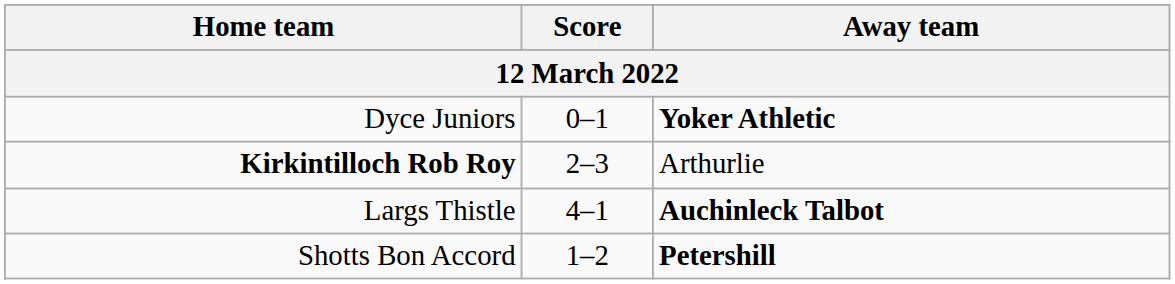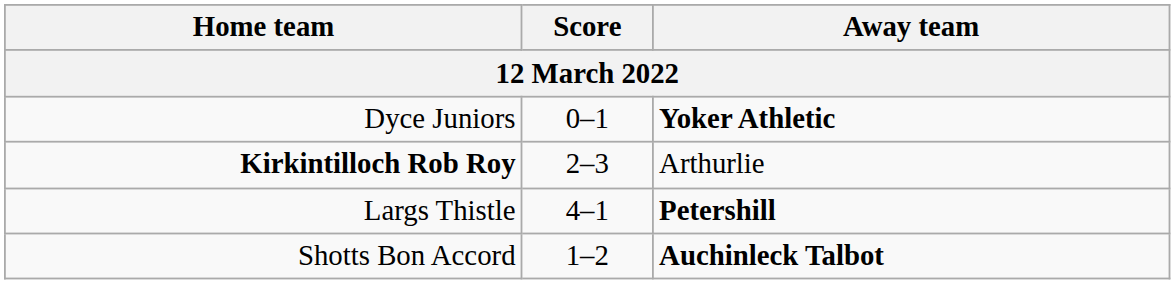(772, 210) Auchinleck Talbot -> (717, 210) Petershill
(717, 255) Petershill -> (772, 255) Auchinleck Talbot
